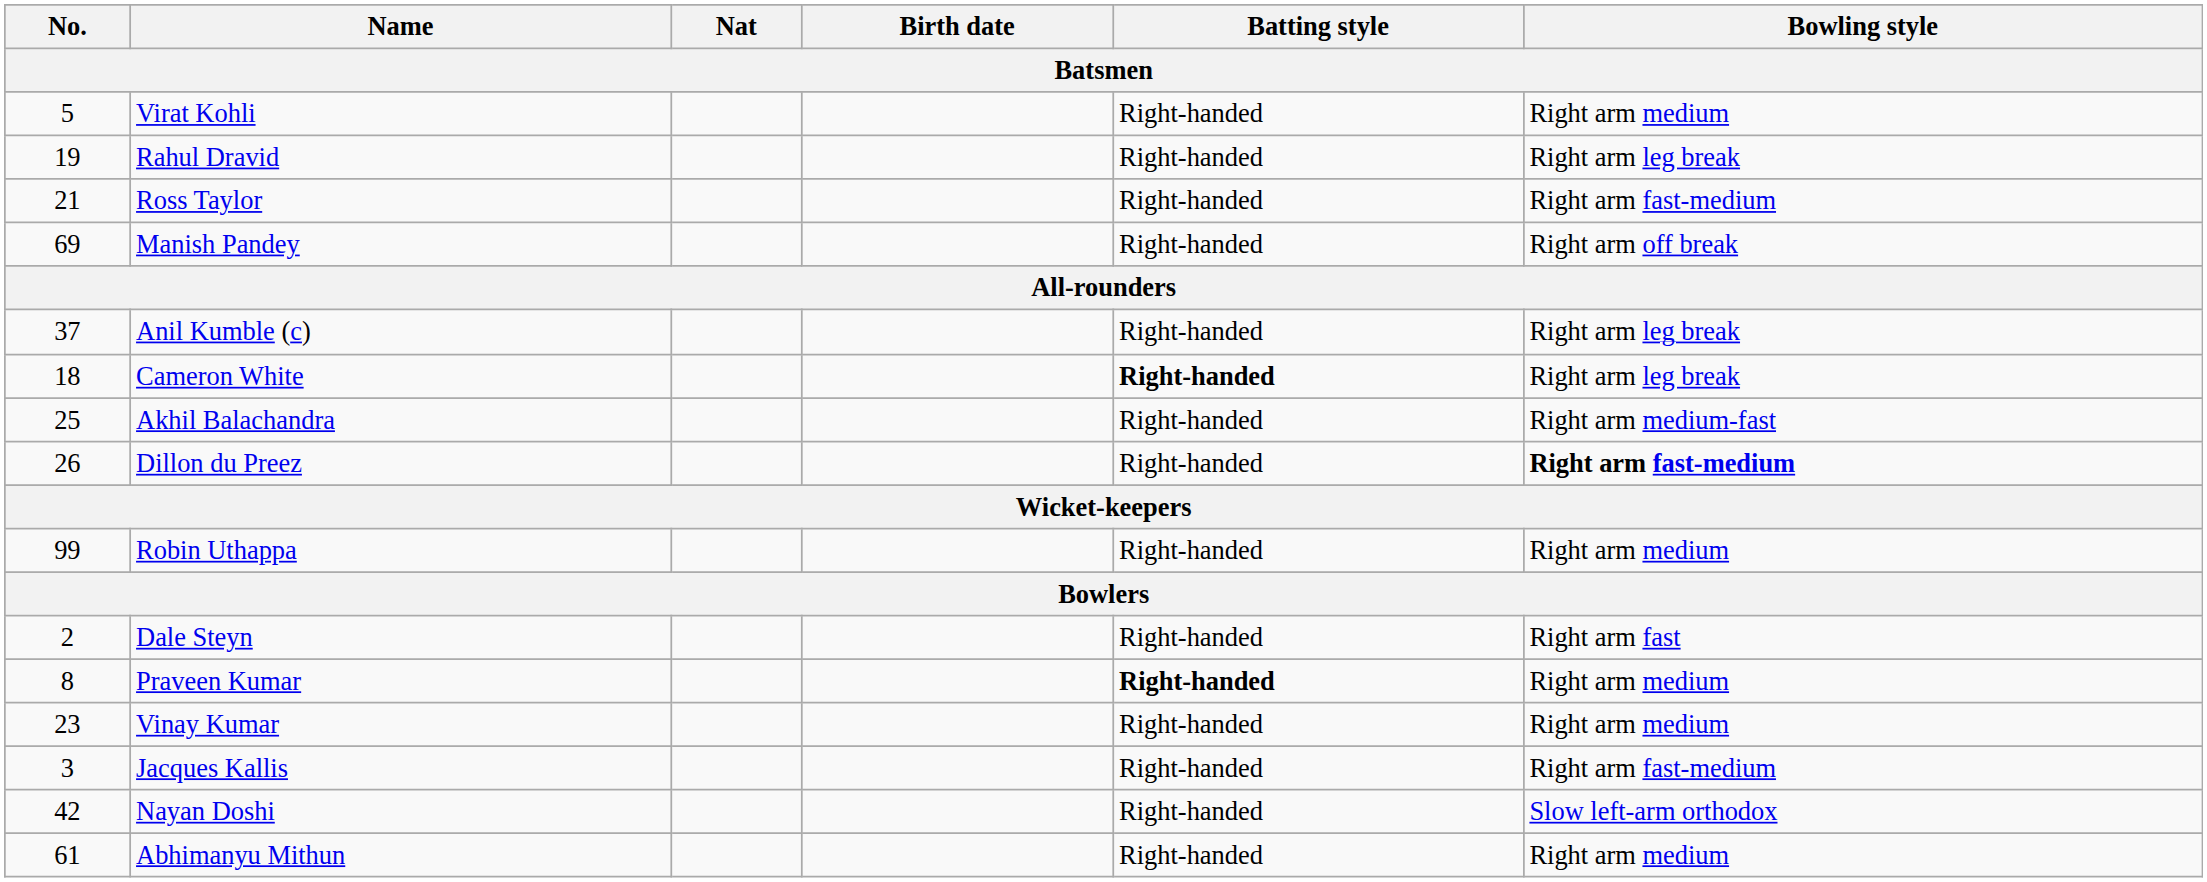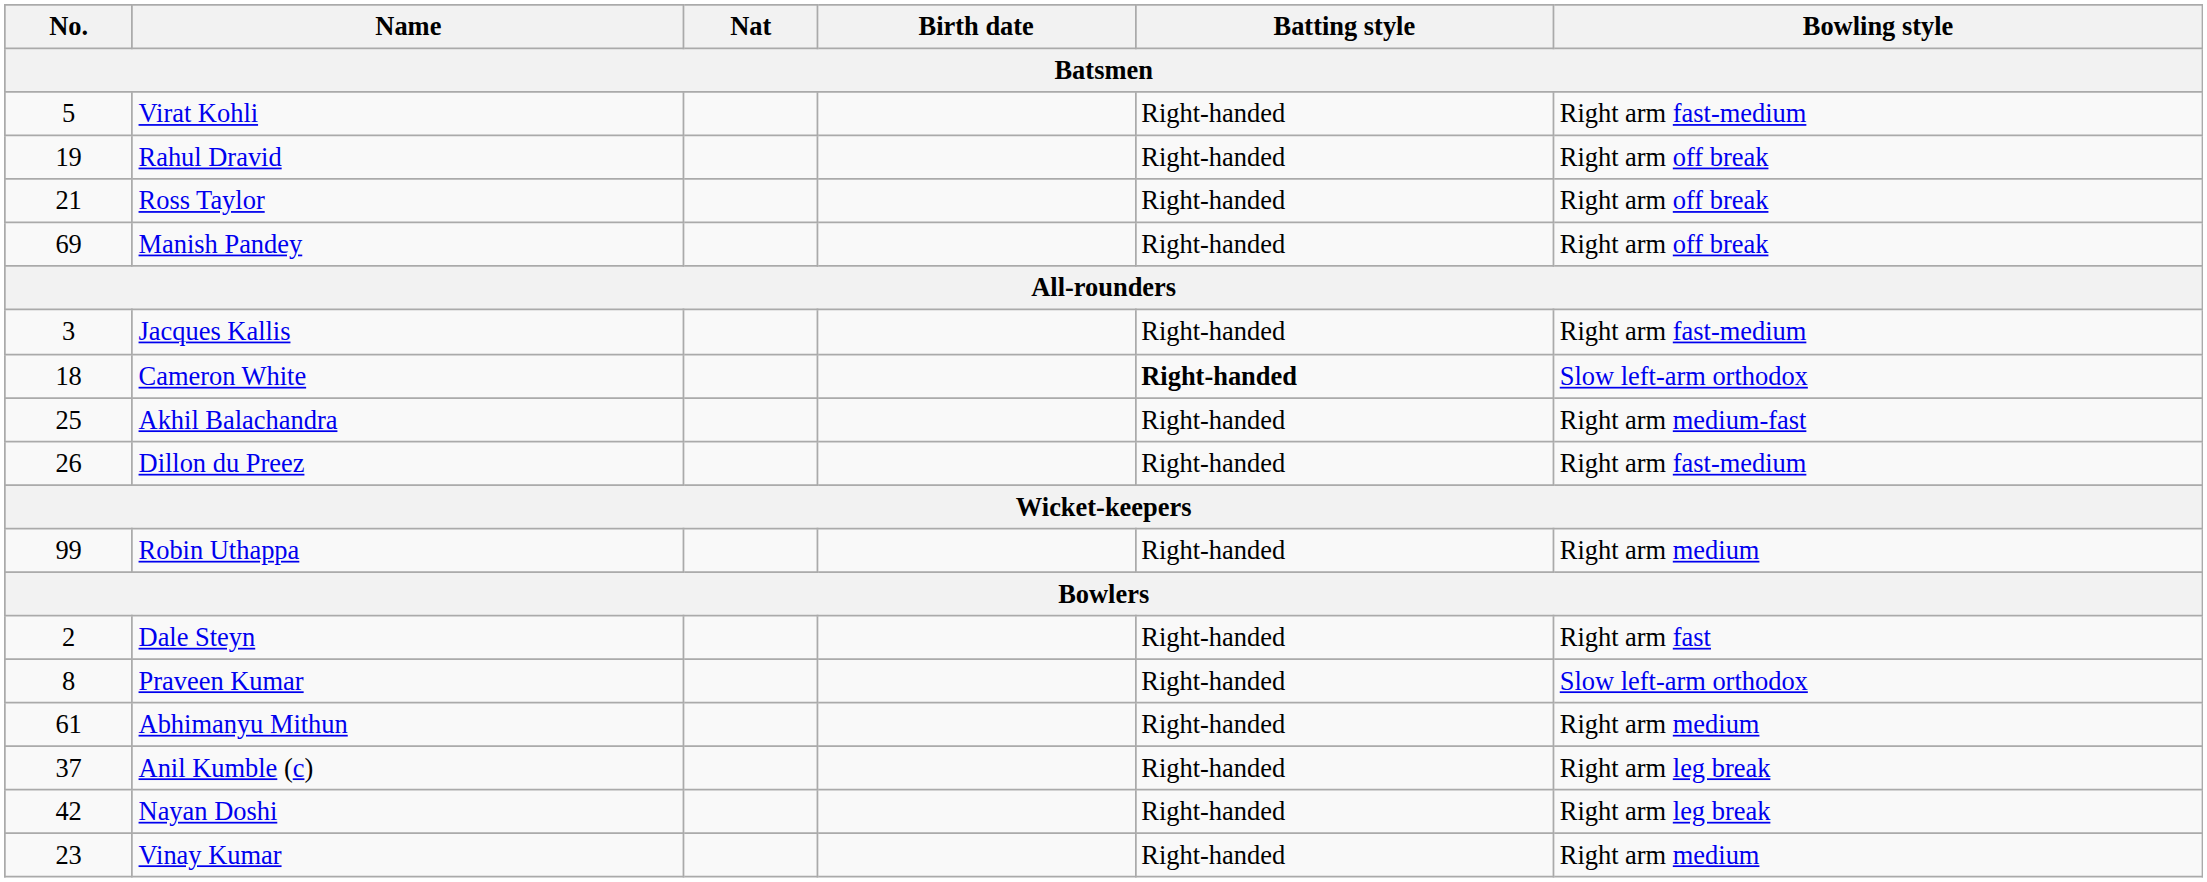(1629, 113) Right arm medium -> (1683, 113) Right arm fast-medium
(1635, 157) Right arm leg break -> (1664, 157) Right arm off break
(1653, 200) Right arm fast-medium -> (1664, 200) Right arm off break
rows swapped: (212, 767) <-> (223, 331)
(1635, 375) Right arm leg break -> (1684, 375) Slow left-arm orthodox
(1662, 462) bold -> (1683, 462) normal
(1197, 680) bold -> (1213, 680) normal
(1629, 680) Right arm medium -> (1684, 680) Slow left-arm orthodox
rows swapped: (208, 724) <-> (241, 855)
(1653, 811) Slow left-arm orthodox -> (1665, 811) Right arm leg break
